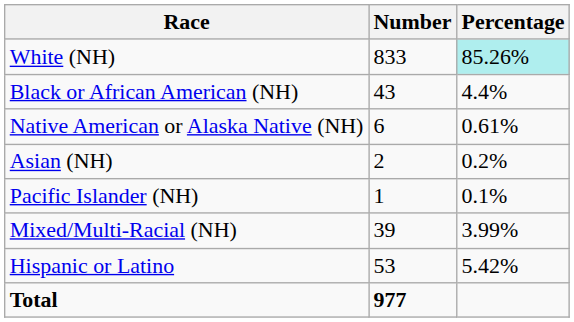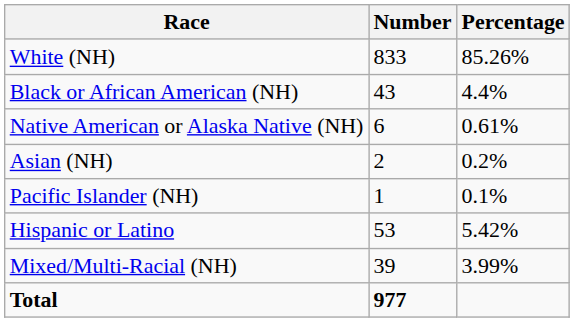(495, 56) paleturquoise background -> (495, 56) no background
rows swapped: (123, 230) <-> (92, 265)
